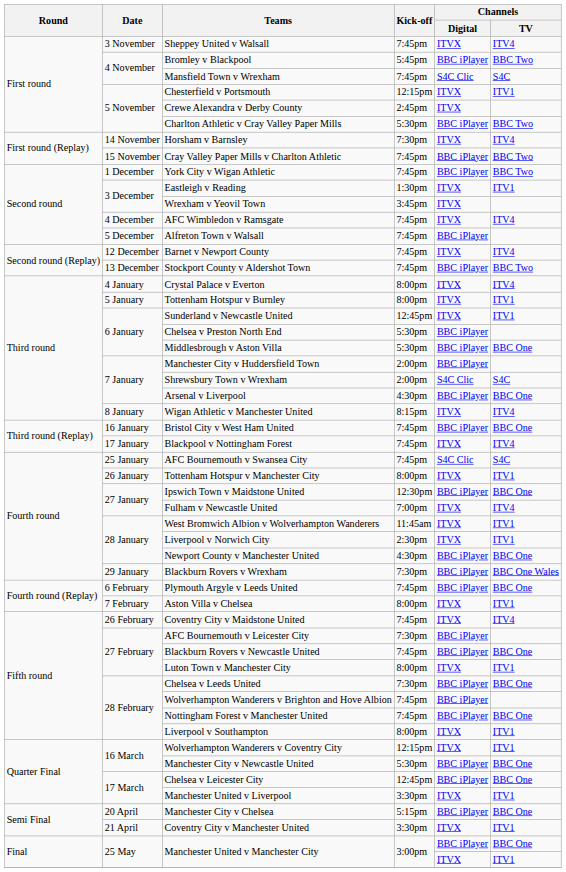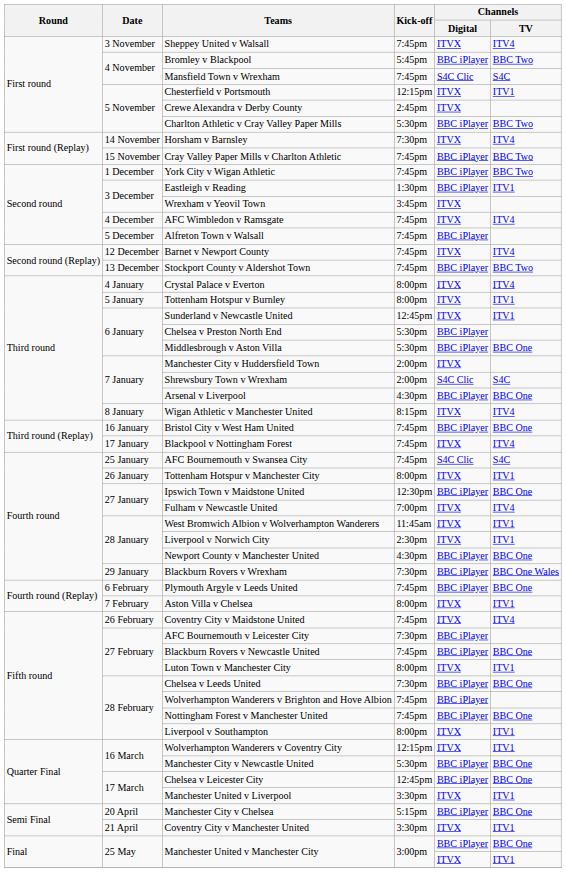(449, 188) ITVX -> (463, 188) BBC iPlayer
(463, 364) BBC iPlayer -> (449, 364) ITVX
